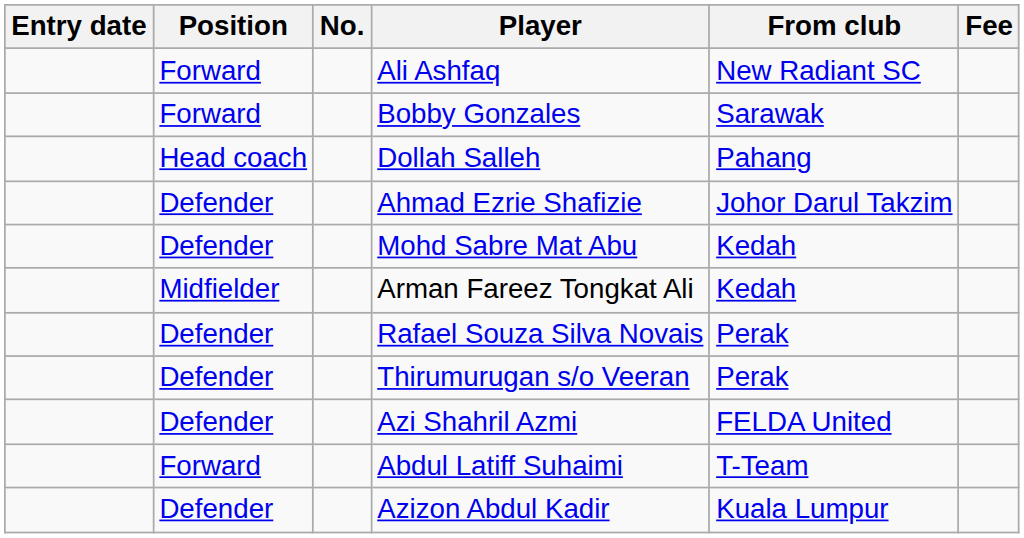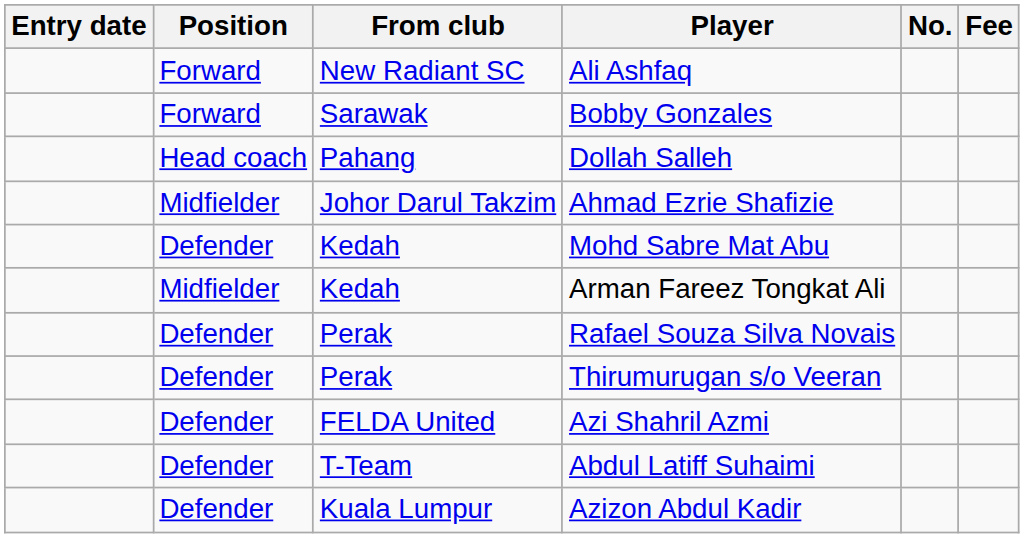columns swapped: (342, 26) <-> (834, 26)
(216, 202) Defender -> (219, 202) Midfielder
(210, 465) Forward -> (216, 465) Defender
